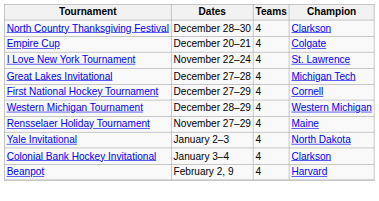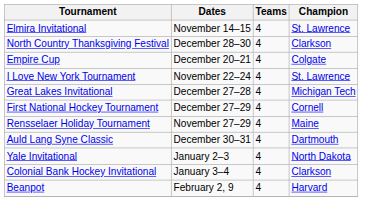+ row: (46, 28)
- row: (75, 108)
+ row: (60, 140)
